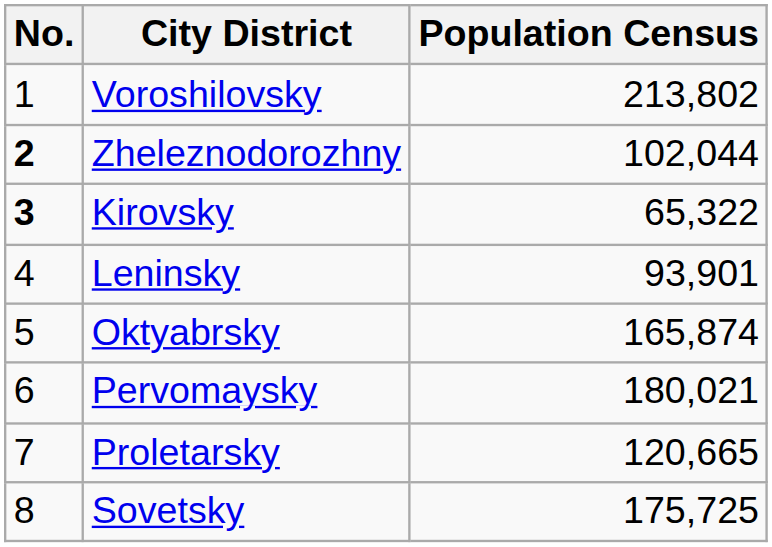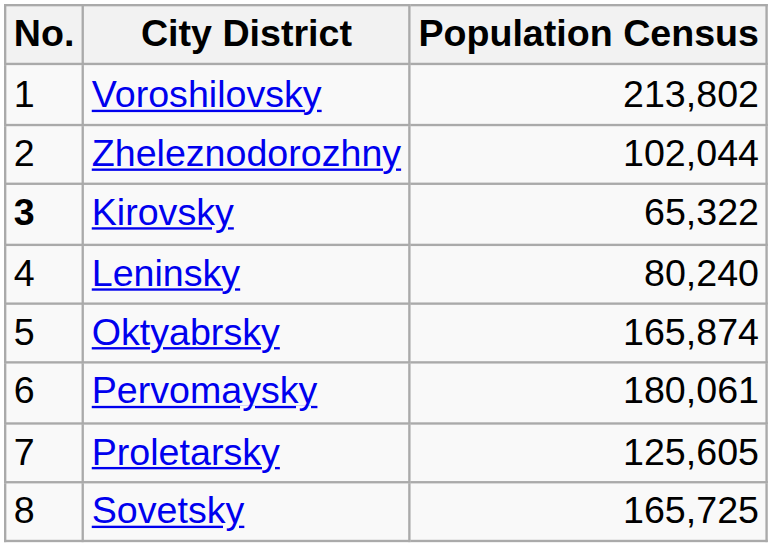(24, 153) bold -> (24, 153) normal
(701, 272) 93,901 -> (701, 272) 80,240
(691, 392) 180,021 -> (691, 392) 180,061
(691, 451) 120,665 -> (691, 451) 125,605
(691, 511) 175,725 -> (691, 511) 165,725
